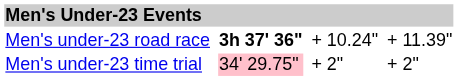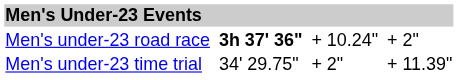(420, 40) + 11.39" -> (403, 40) + 2"
(259, 64) pink background -> (259, 64) no background
(403, 64) + 2" -> (420, 64) + 11.39"
